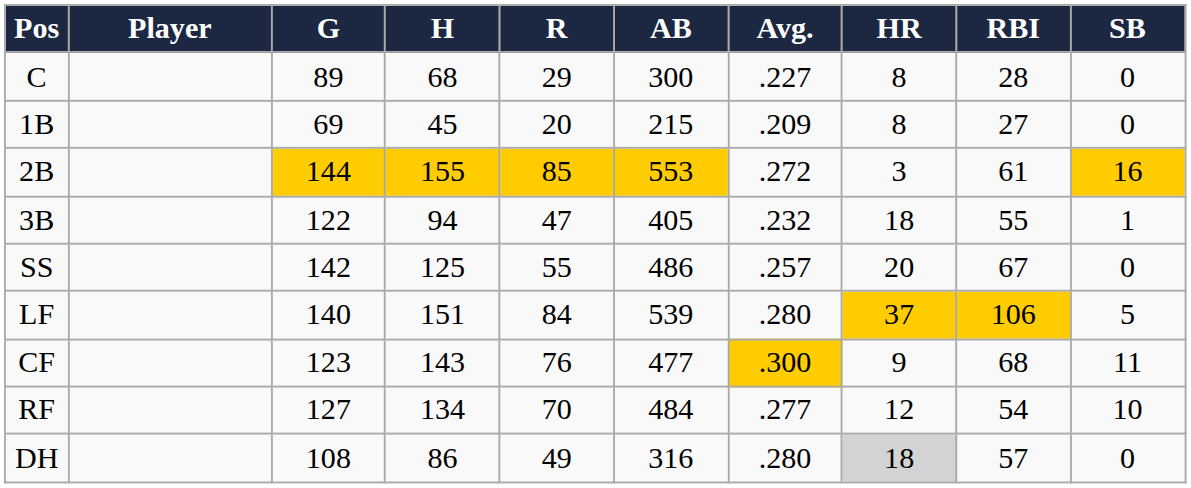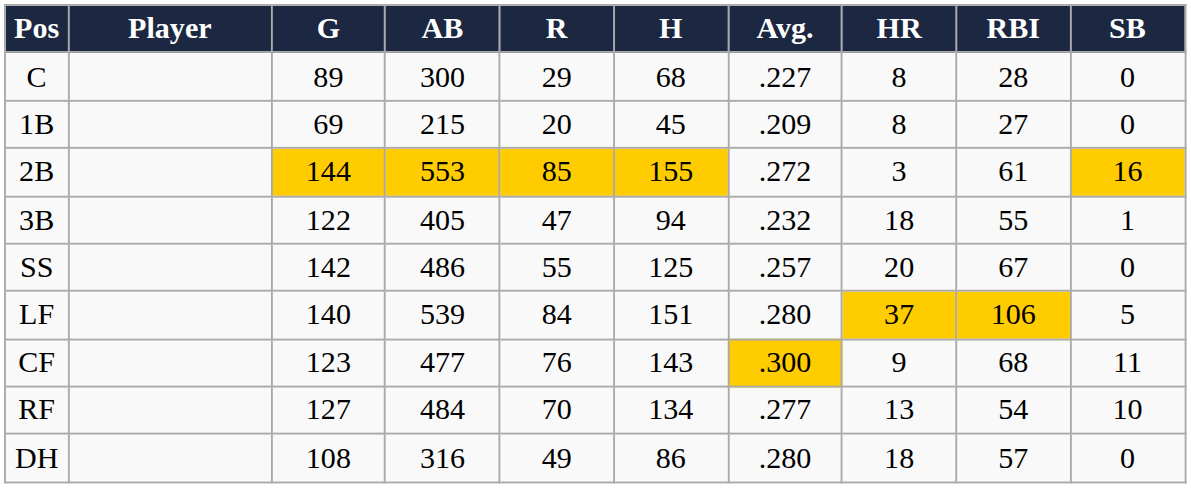columns swapped: (671, 28) <-> (443, 28)
(899, 409) 12 -> (899, 409) 13
(899, 457) lightgrey background -> (899, 457) no background
